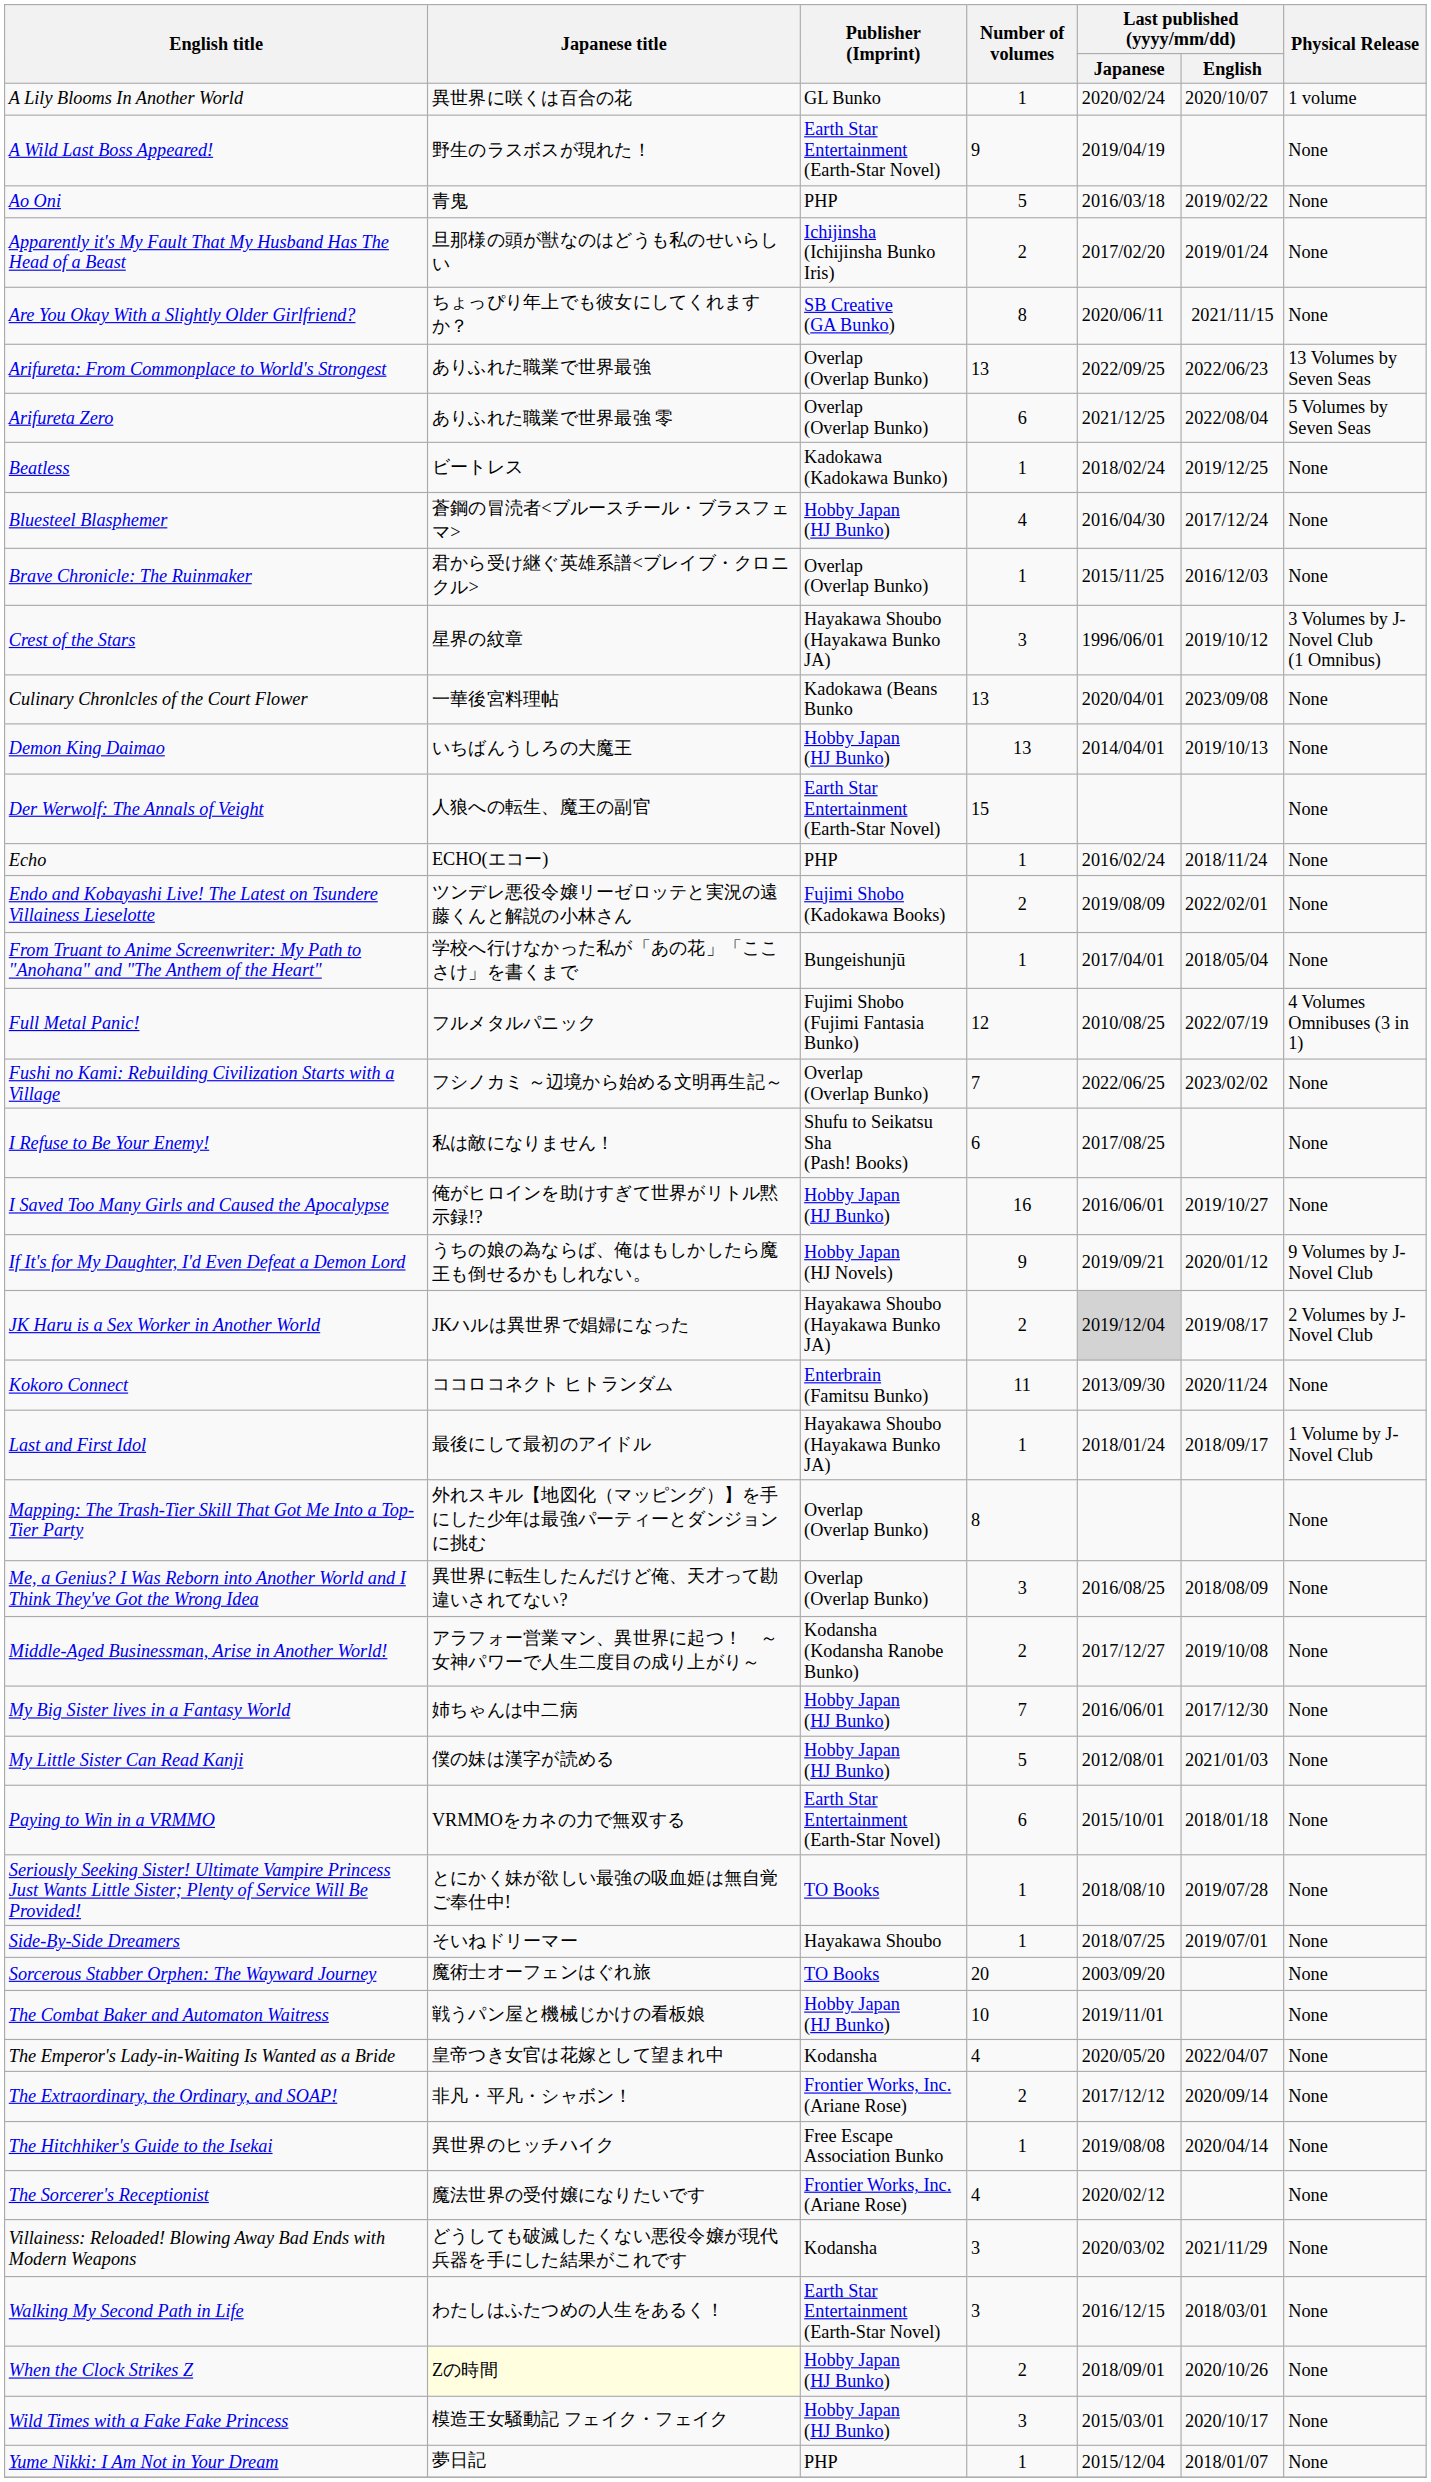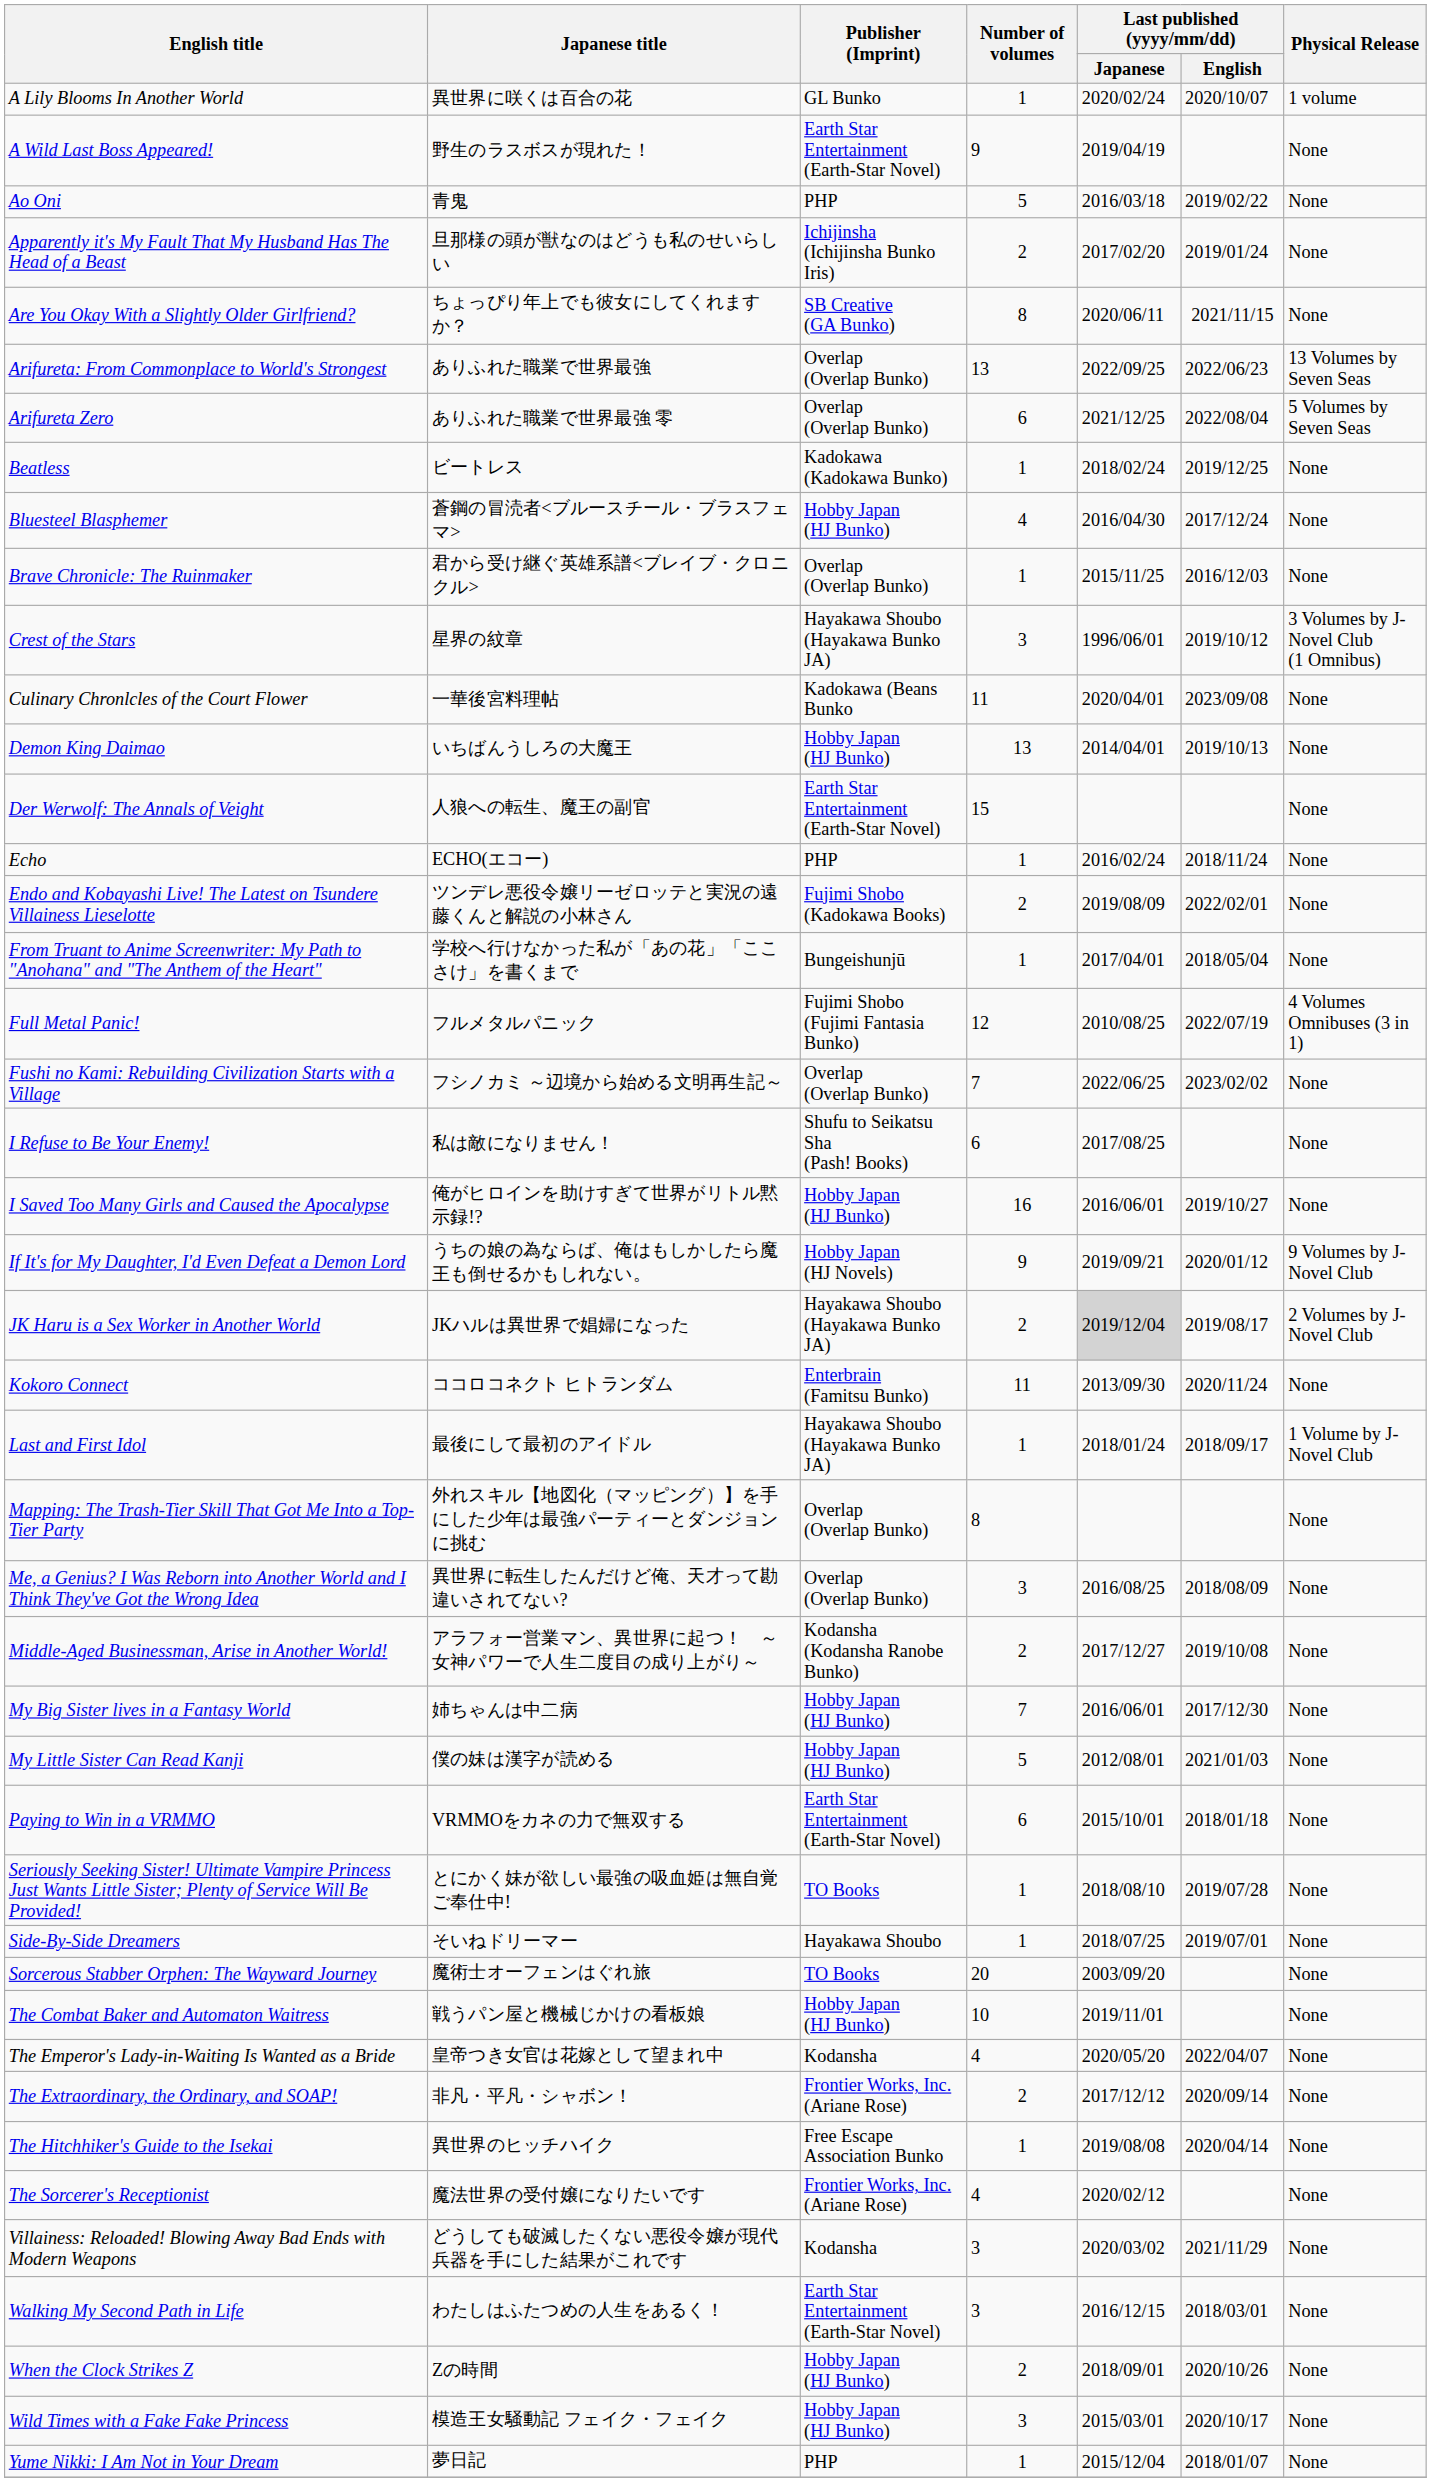(980, 699) 13 -> (980, 699) 11
(465, 2370) lightyellow background -> (465, 2370) no background
